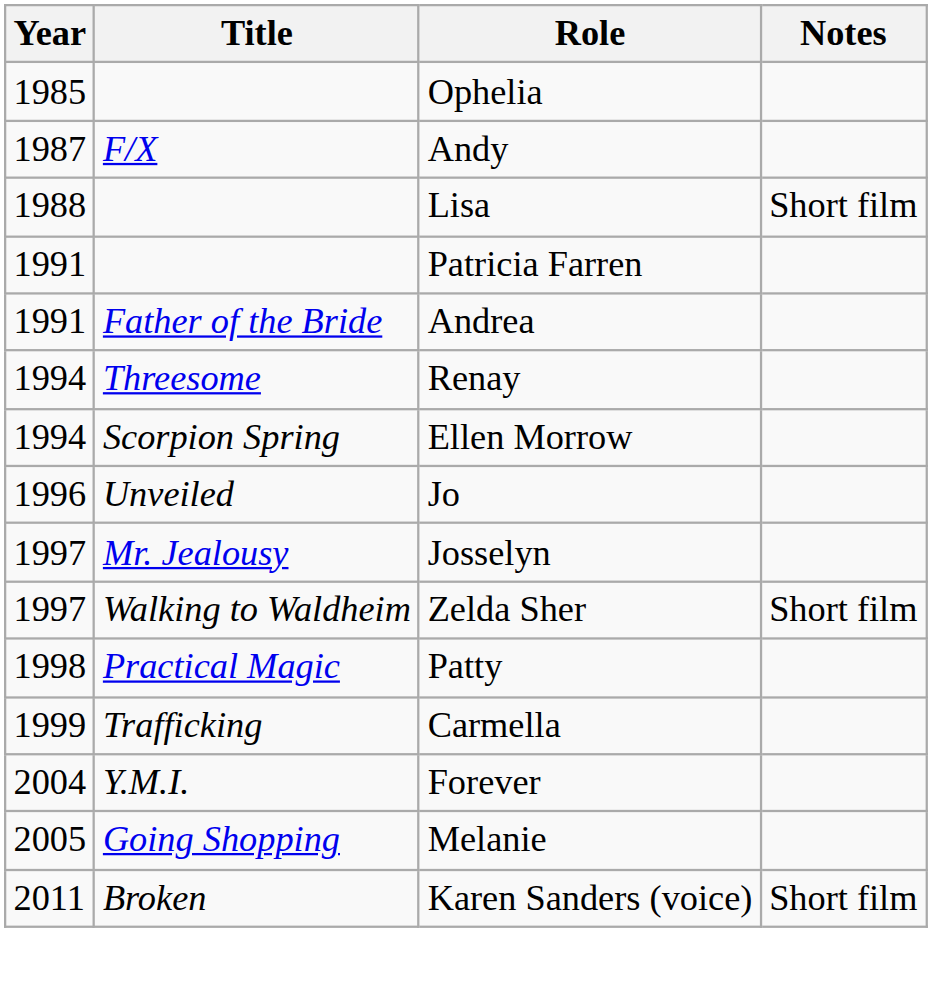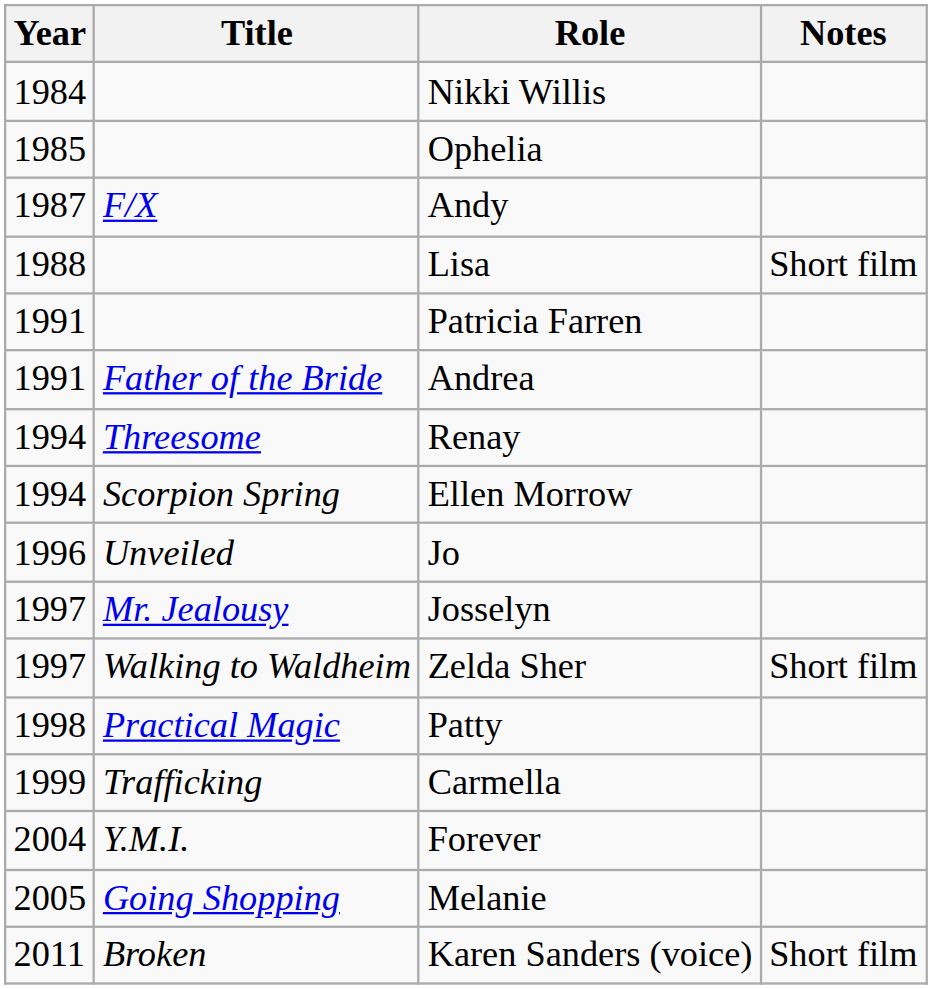+ row: (517, 90)
